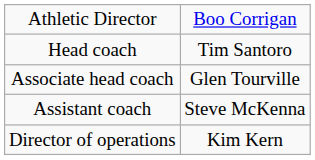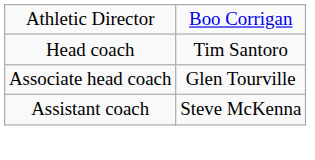- row: (92, 139)
